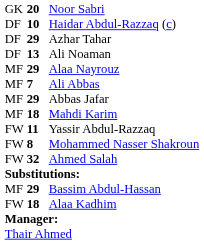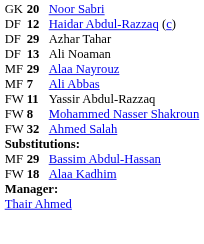(33, 24) 10 -> (33, 24) 12
- row: (79, 99)
- row: (83, 114)
